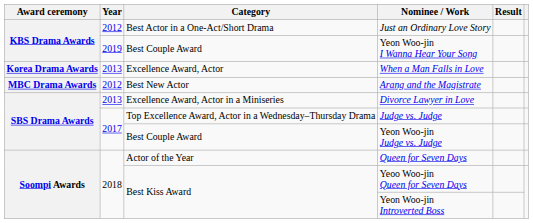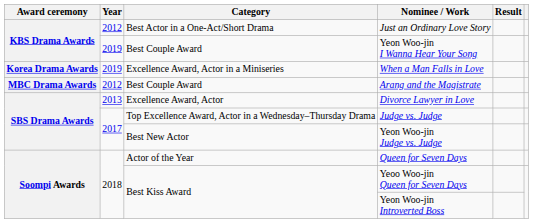(112, 69) 2013 -> (112, 69) 2019
(175, 69) Excellence Award, Actor -> (205, 69) Excellence Award, Actor in a Miniseries
(158, 85) Best New Actor -> (164, 85) Best Couple Award
(205, 100) Excellence Award, Actor in a Miniseries -> (175, 100) Excellence Award, Actor
(164, 137) Best Couple Award -> (158, 137) Best New Actor
